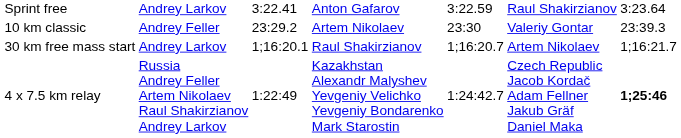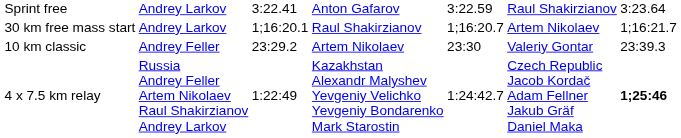rows swapped: (45, 27) <-> (70, 46)
